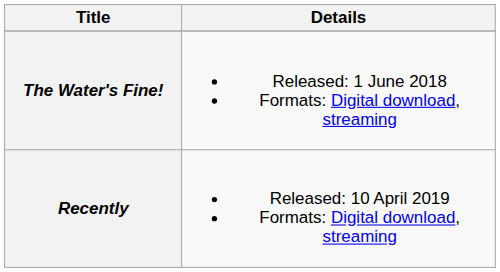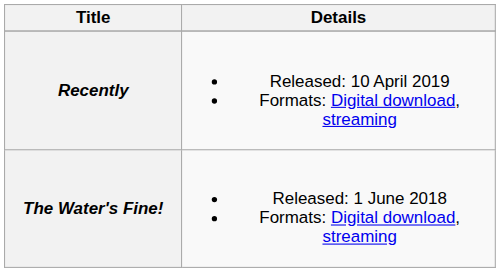rows swapped: (93, 90) <-> (93, 208)
